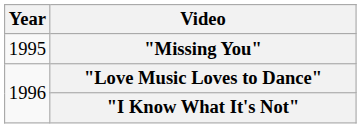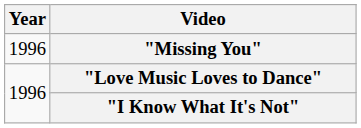(27, 48) 1995 -> (27, 48) 1996
